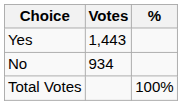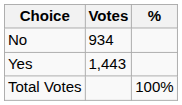rows swapped: (20, 40) <-> (18, 64)
